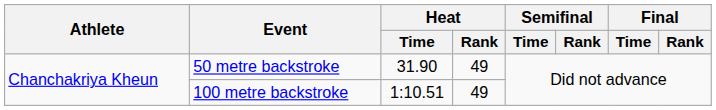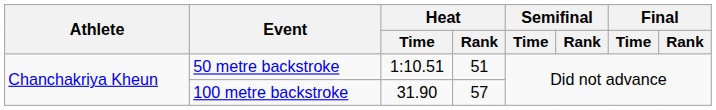(417, 67) 31.90 -> (417, 67) 1:10.51
(479, 67) 49 -> (479, 67) 51
(417, 93) 1:10.51 -> (417, 93) 31.90
(479, 93) 49 -> (479, 93) 57
